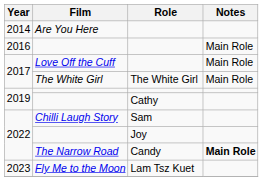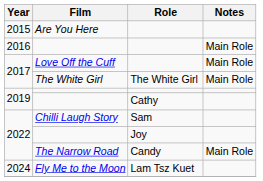(19, 29) 2014 -> (19, 29) 2015
(231, 151) bold -> (229, 151) normal
(19, 168) 2023 -> (19, 168) 2024
